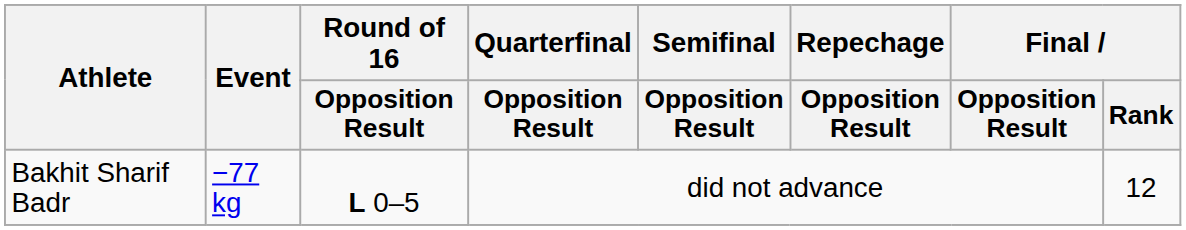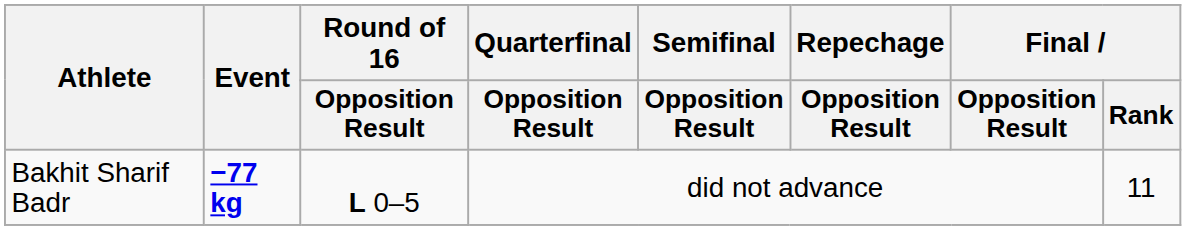(236, 188) normal -> (234, 188) bold
(1141, 188) 12 -> (1141, 188) 11
